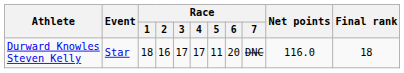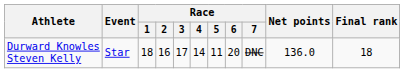(199, 52) 17 -> (199, 52) 14
(299, 52) 116.0 -> (299, 52) 136.0
